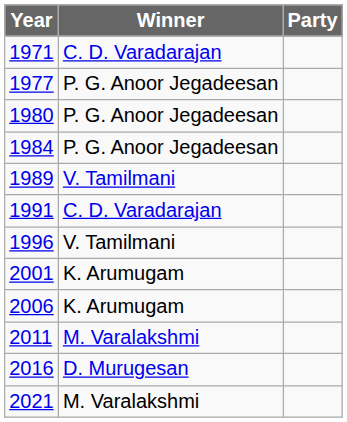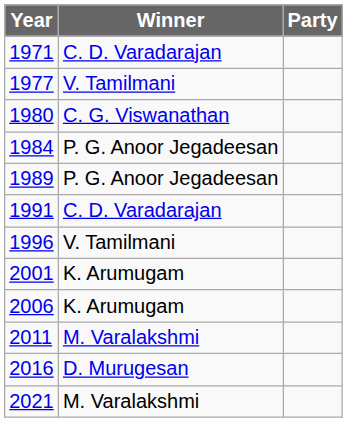(171, 83) P. G. Anoor Jegadeesan -> (119, 83) V. Tamilmani
(171, 115) P. G. Anoor Jegadeesan -> (146, 115) C. G. Viswanathan
(119, 178) V. Tamilmani -> (171, 178) P. G. Anoor Jegadeesan
